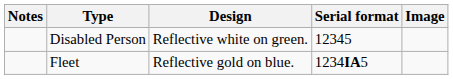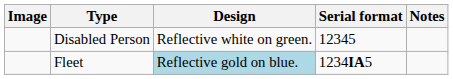columns swapped: (425, 16) <-> (25, 16)
(223, 62) no background -> (227, 62) lightblue background
